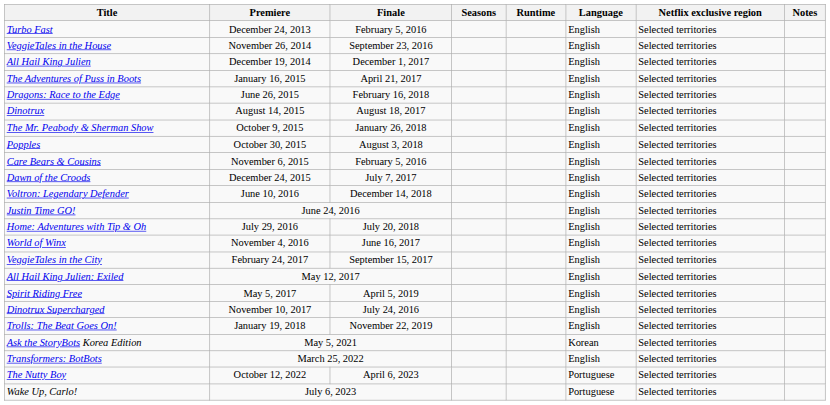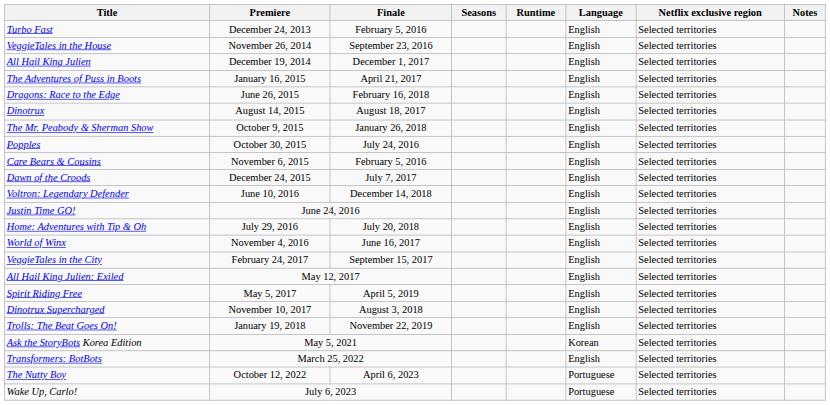(391, 144) August 3, 2018 -> (391, 144) July 24, 2016
(391, 309) July 24, 2016 -> (391, 309) August 3, 2018
